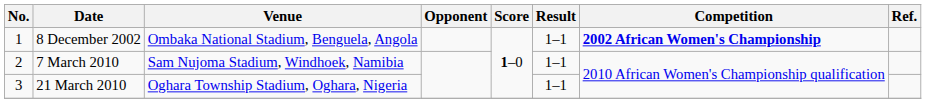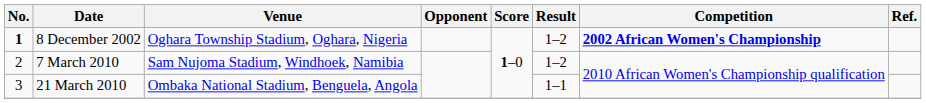(19, 39) normal -> (19, 39) bold
(283, 39) Ombaka National Stadium, Benguela, Angola -> (277, 39) Oghara Township Stadium, Oghara, Nigeria
(556, 39) 1–1 -> (556, 39) 1–2
(556, 62) 1–1 -> (556, 62) 1–2
(277, 86) Oghara Township Stadium, Oghara, Nigeria -> (283, 86) Ombaka National Stadium, Benguela, Angola
